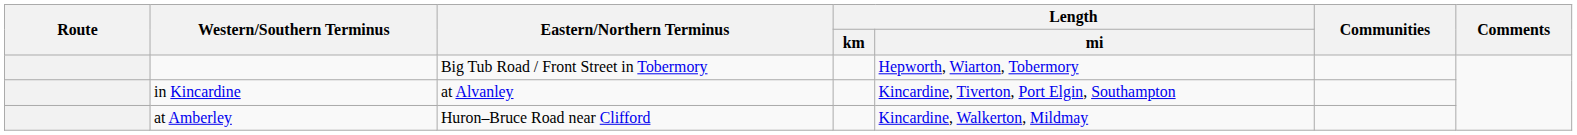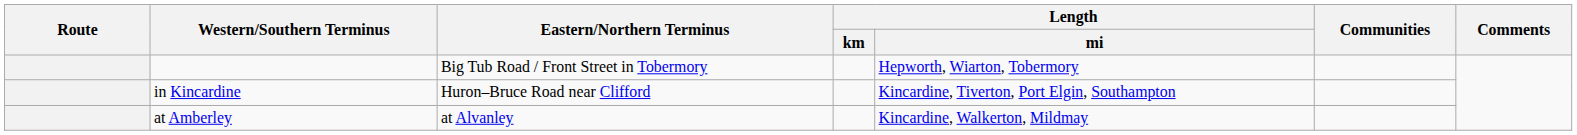(477, 92) at Alvanley -> (546, 92) Huron–Bruce Road near Clifford
(546, 117) Huron–Bruce Road near Clifford -> (477, 117) at Alvanley
